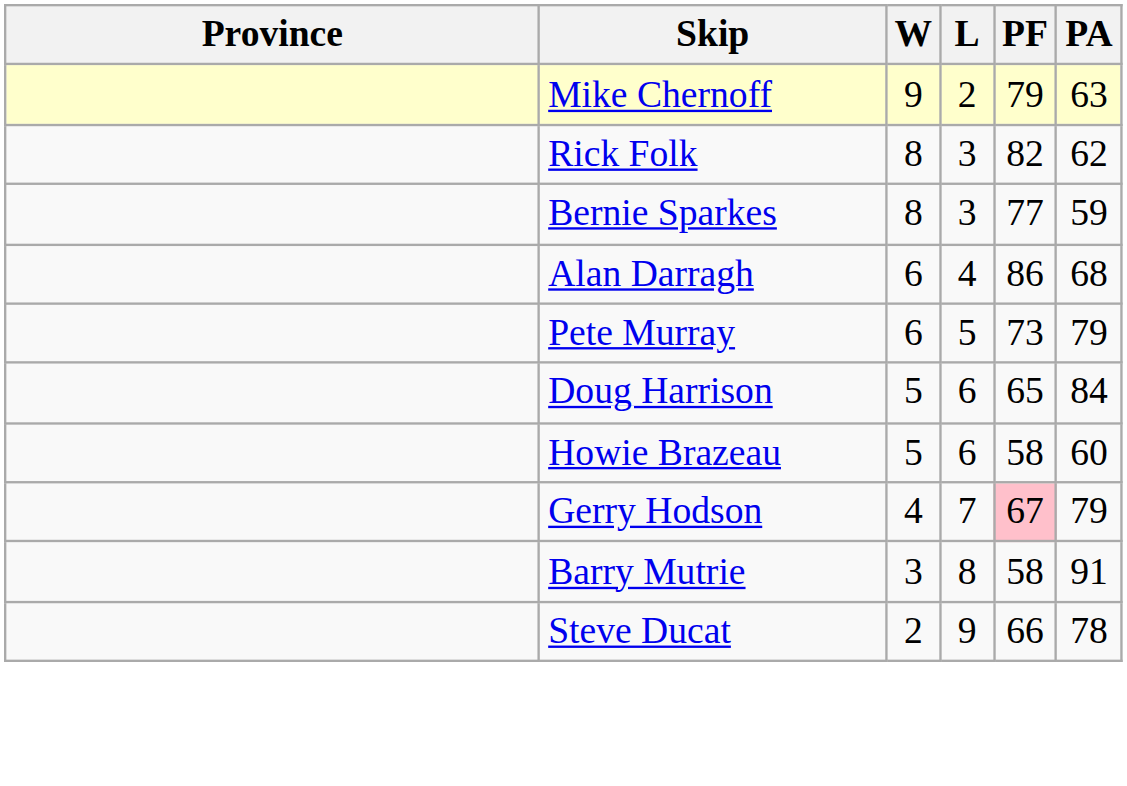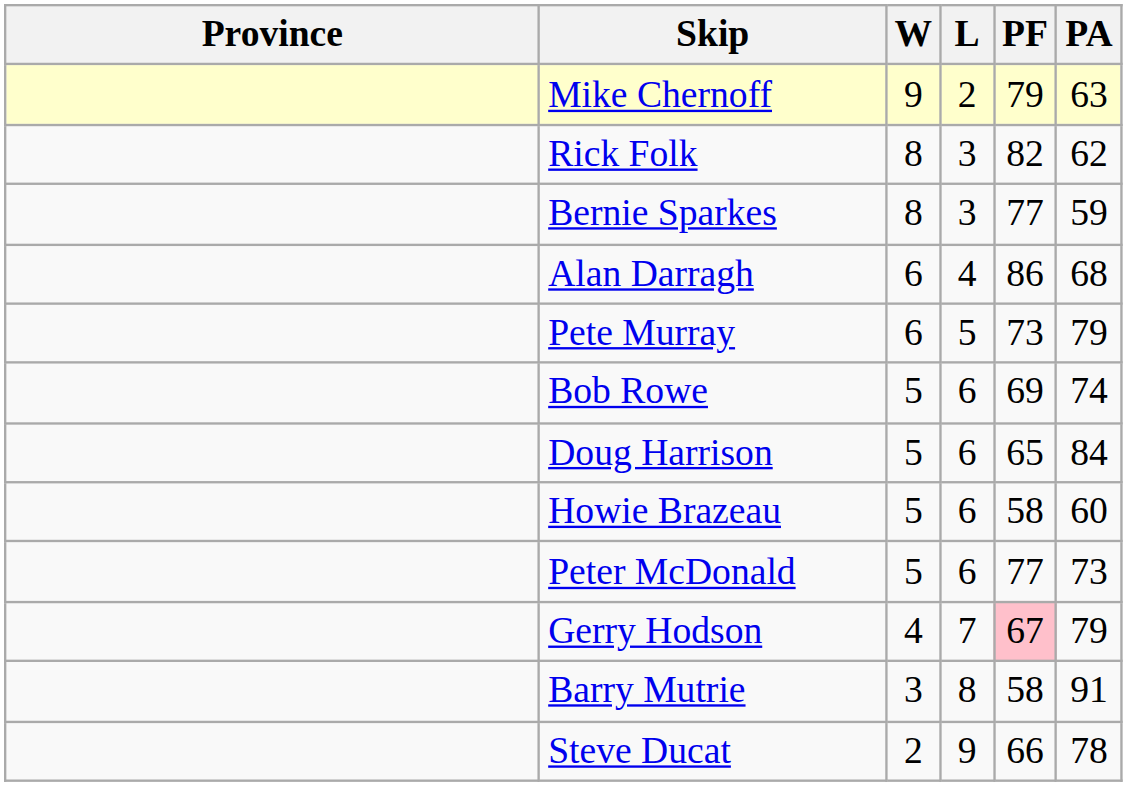+ row: (628, 392)
+ row: (672, 570)
